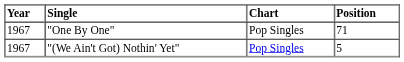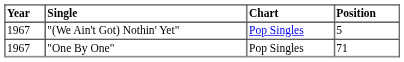rows swapped: (113, 48) <-> (81, 30)
